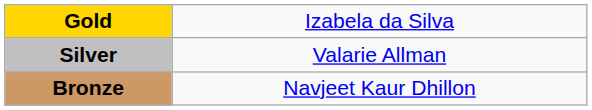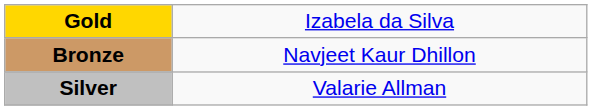rows swapped: (88, 54) <-> (88, 88)
